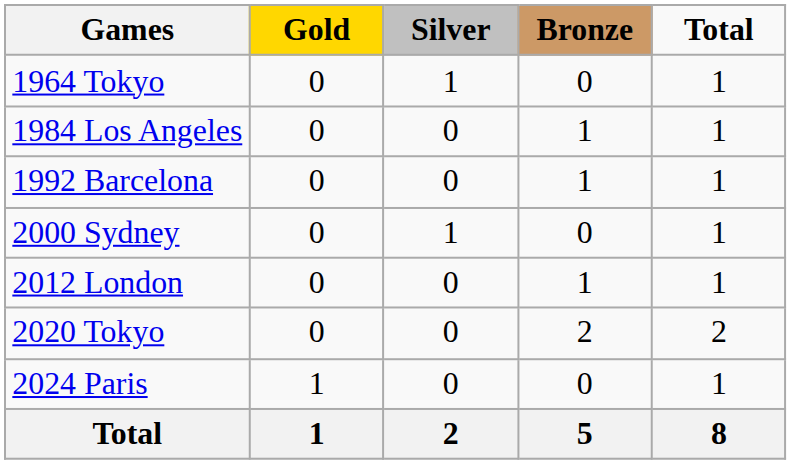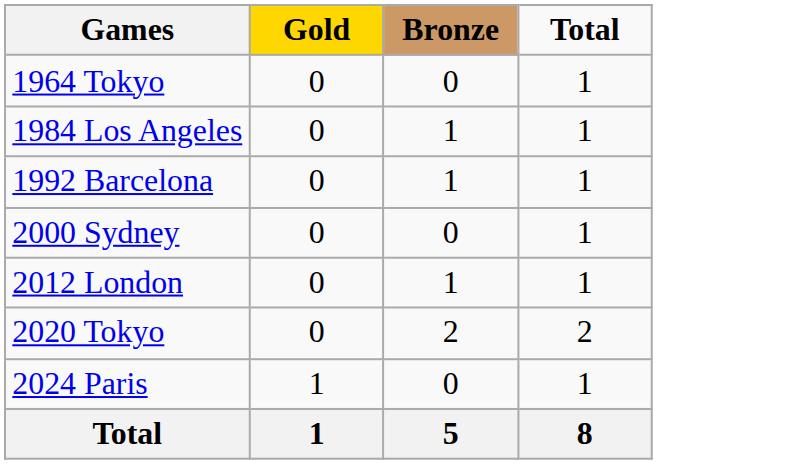- column: (451, 29)
